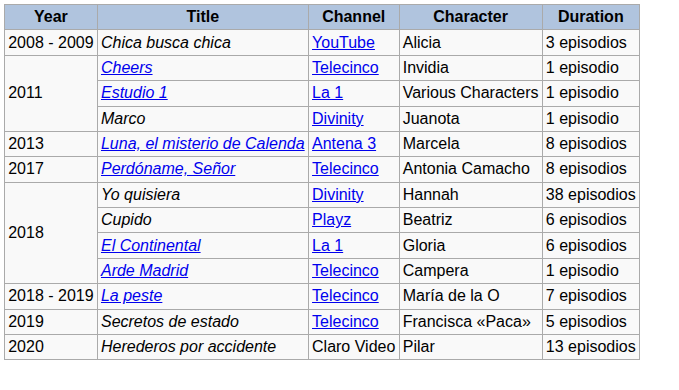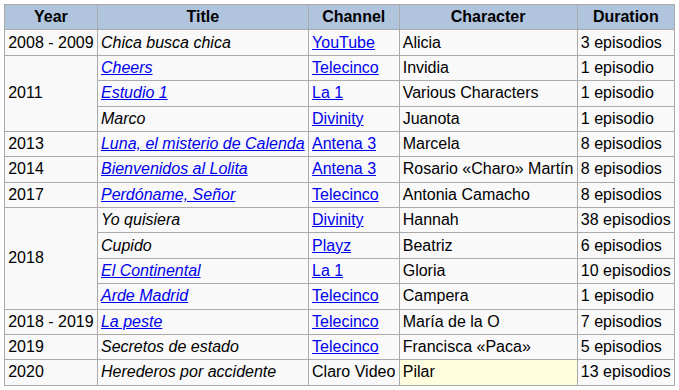+ row: (174, 169)
(586, 245) 6 episodios -> (626, 270) 10 episodios
(419, 347) no background -> (419, 372) lightyellow background
